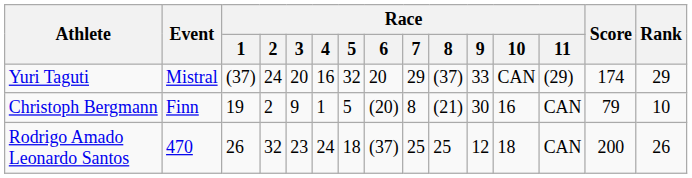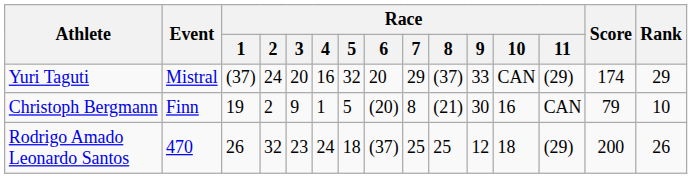(562, 147) CAN -> (559, 147) (29)
